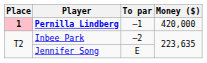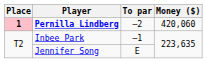(137, 24) –1 -> (137, 24) –2
(178, 24) 420,000 -> (178, 24) 420,060
(137, 38) –2 -> (137, 38) –1
